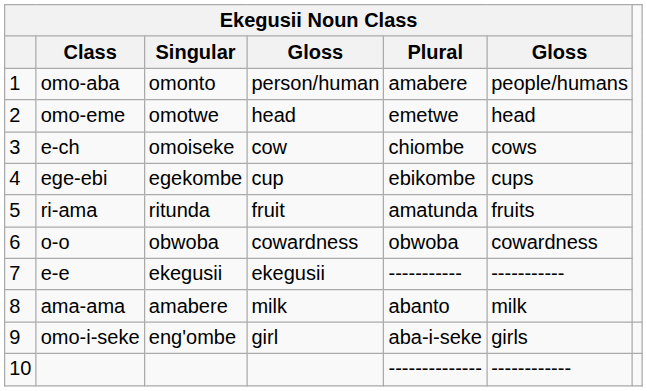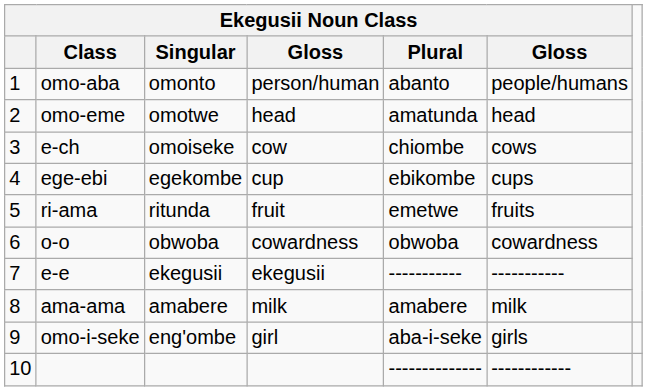(428, 83) amabere -> (419, 83) abanto
(424, 115) emetwe -> (433, 115) amatunda
(433, 210) amatunda -> (424, 210) emetwe
(419, 305) abanto -> (428, 305) amabere
